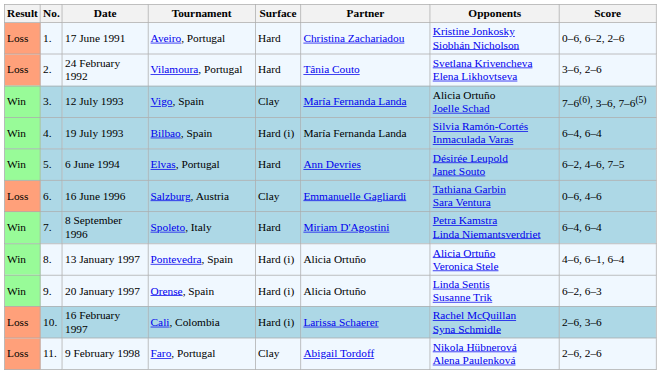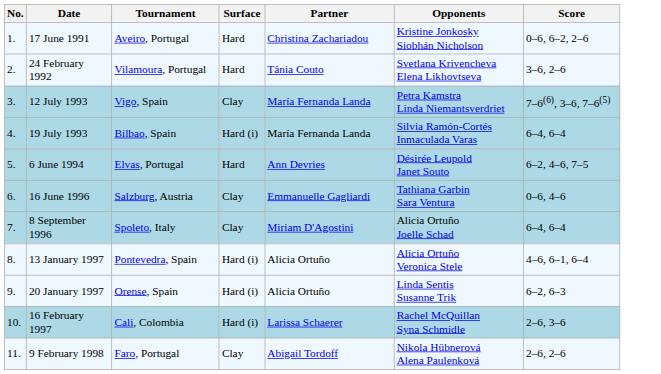- column: (22, 13)
(464, 101) Alicia Ortuño Joelle Schad -> (451, 101) Petra Kamstra Linda Niemantsverdriet
(269, 227) Hard -> (233, 227) Clay
(487, 227) Petra Kamstra Linda Niemantsverdriet -> (428, 227) Alicia Ortuño Joelle Schad
